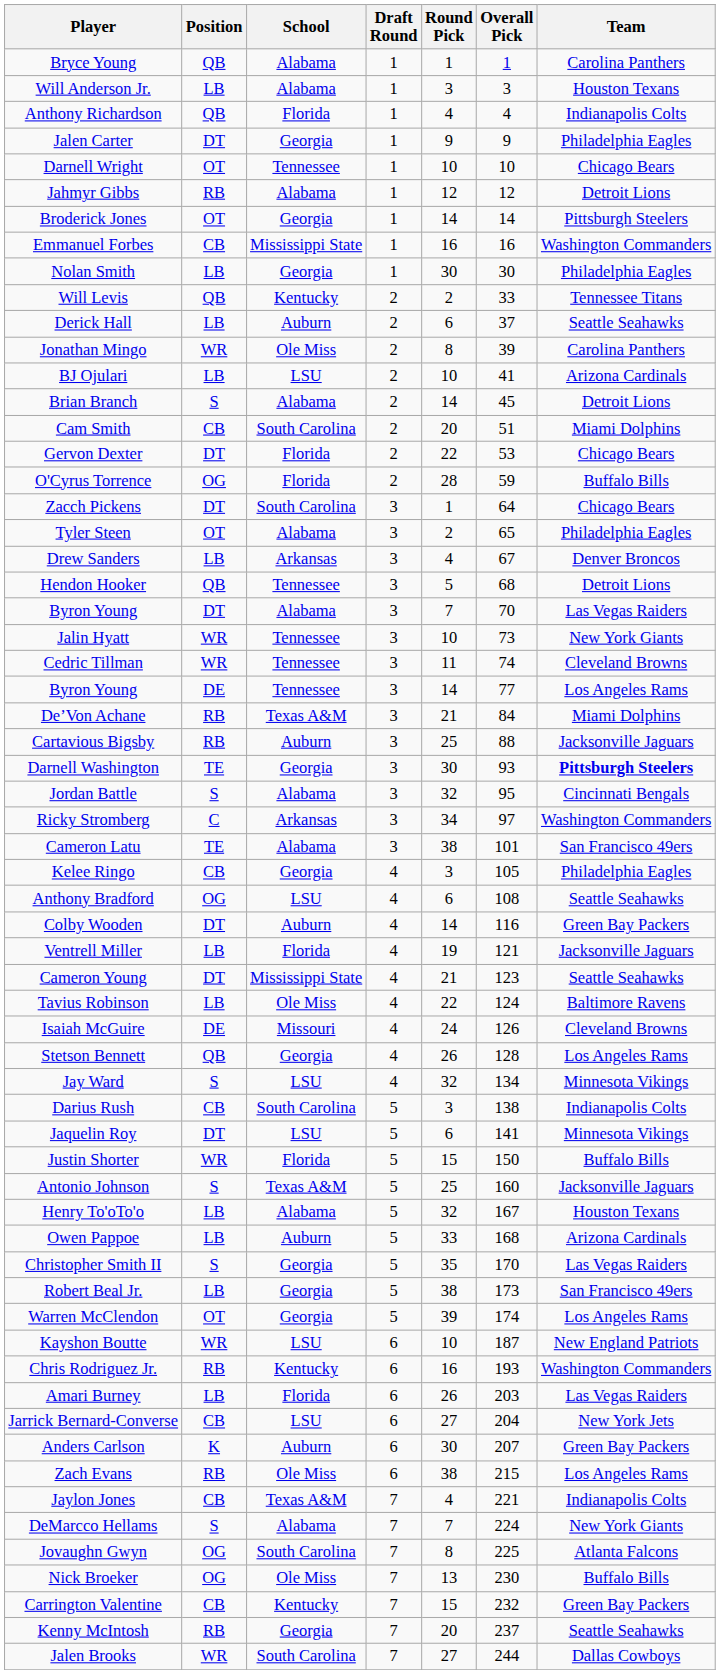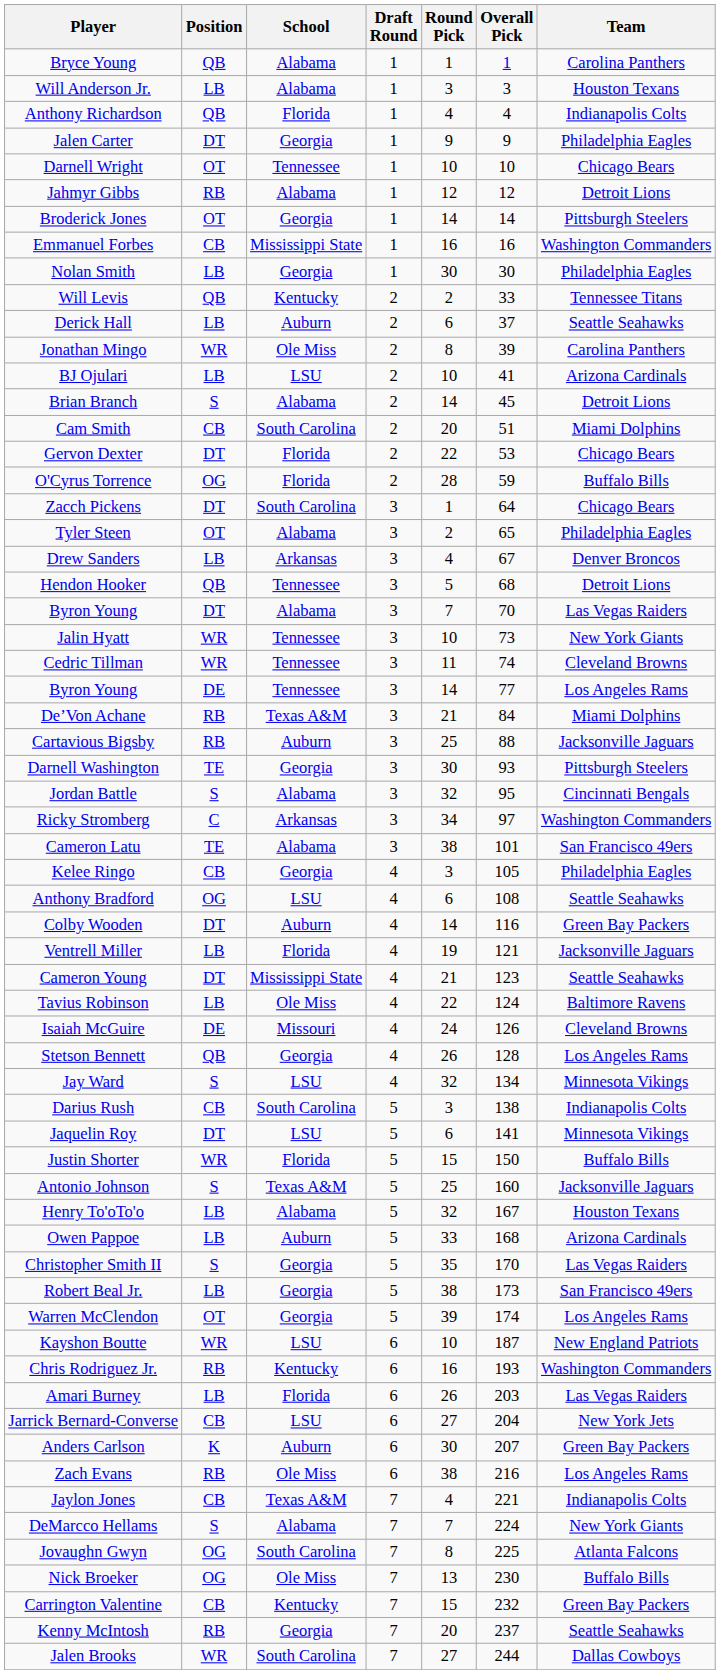(626, 767) bold -> (626, 767) normal
(507, 1473) 215 -> (507, 1473) 216
